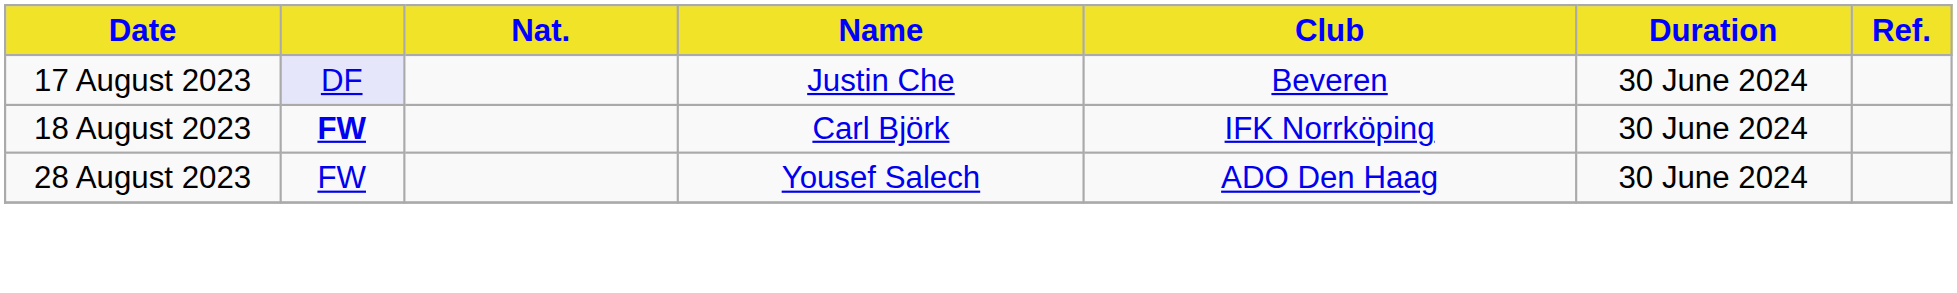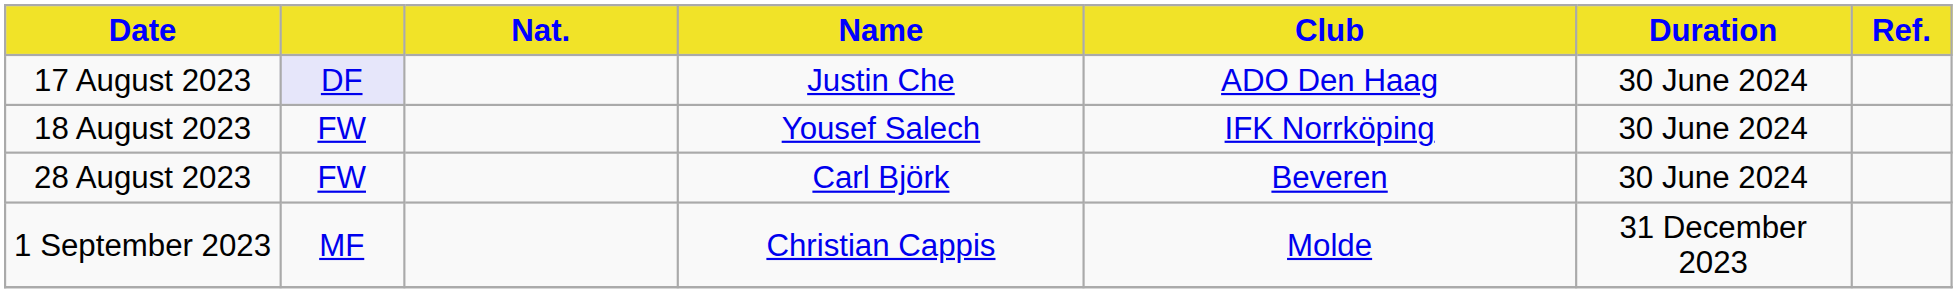(1330, 80) Beveren -> (1330, 80) ADO Den Haag
(342, 129) bold -> (342, 129) normal
(881, 129) Carl Björk -> (881, 129) Yousef Salech
(881, 178) Yousef Salech -> (881, 178) Carl Björk
(1330, 178) ADO Den Haag -> (1330, 178) Beveren
+ row: (143, 245)
